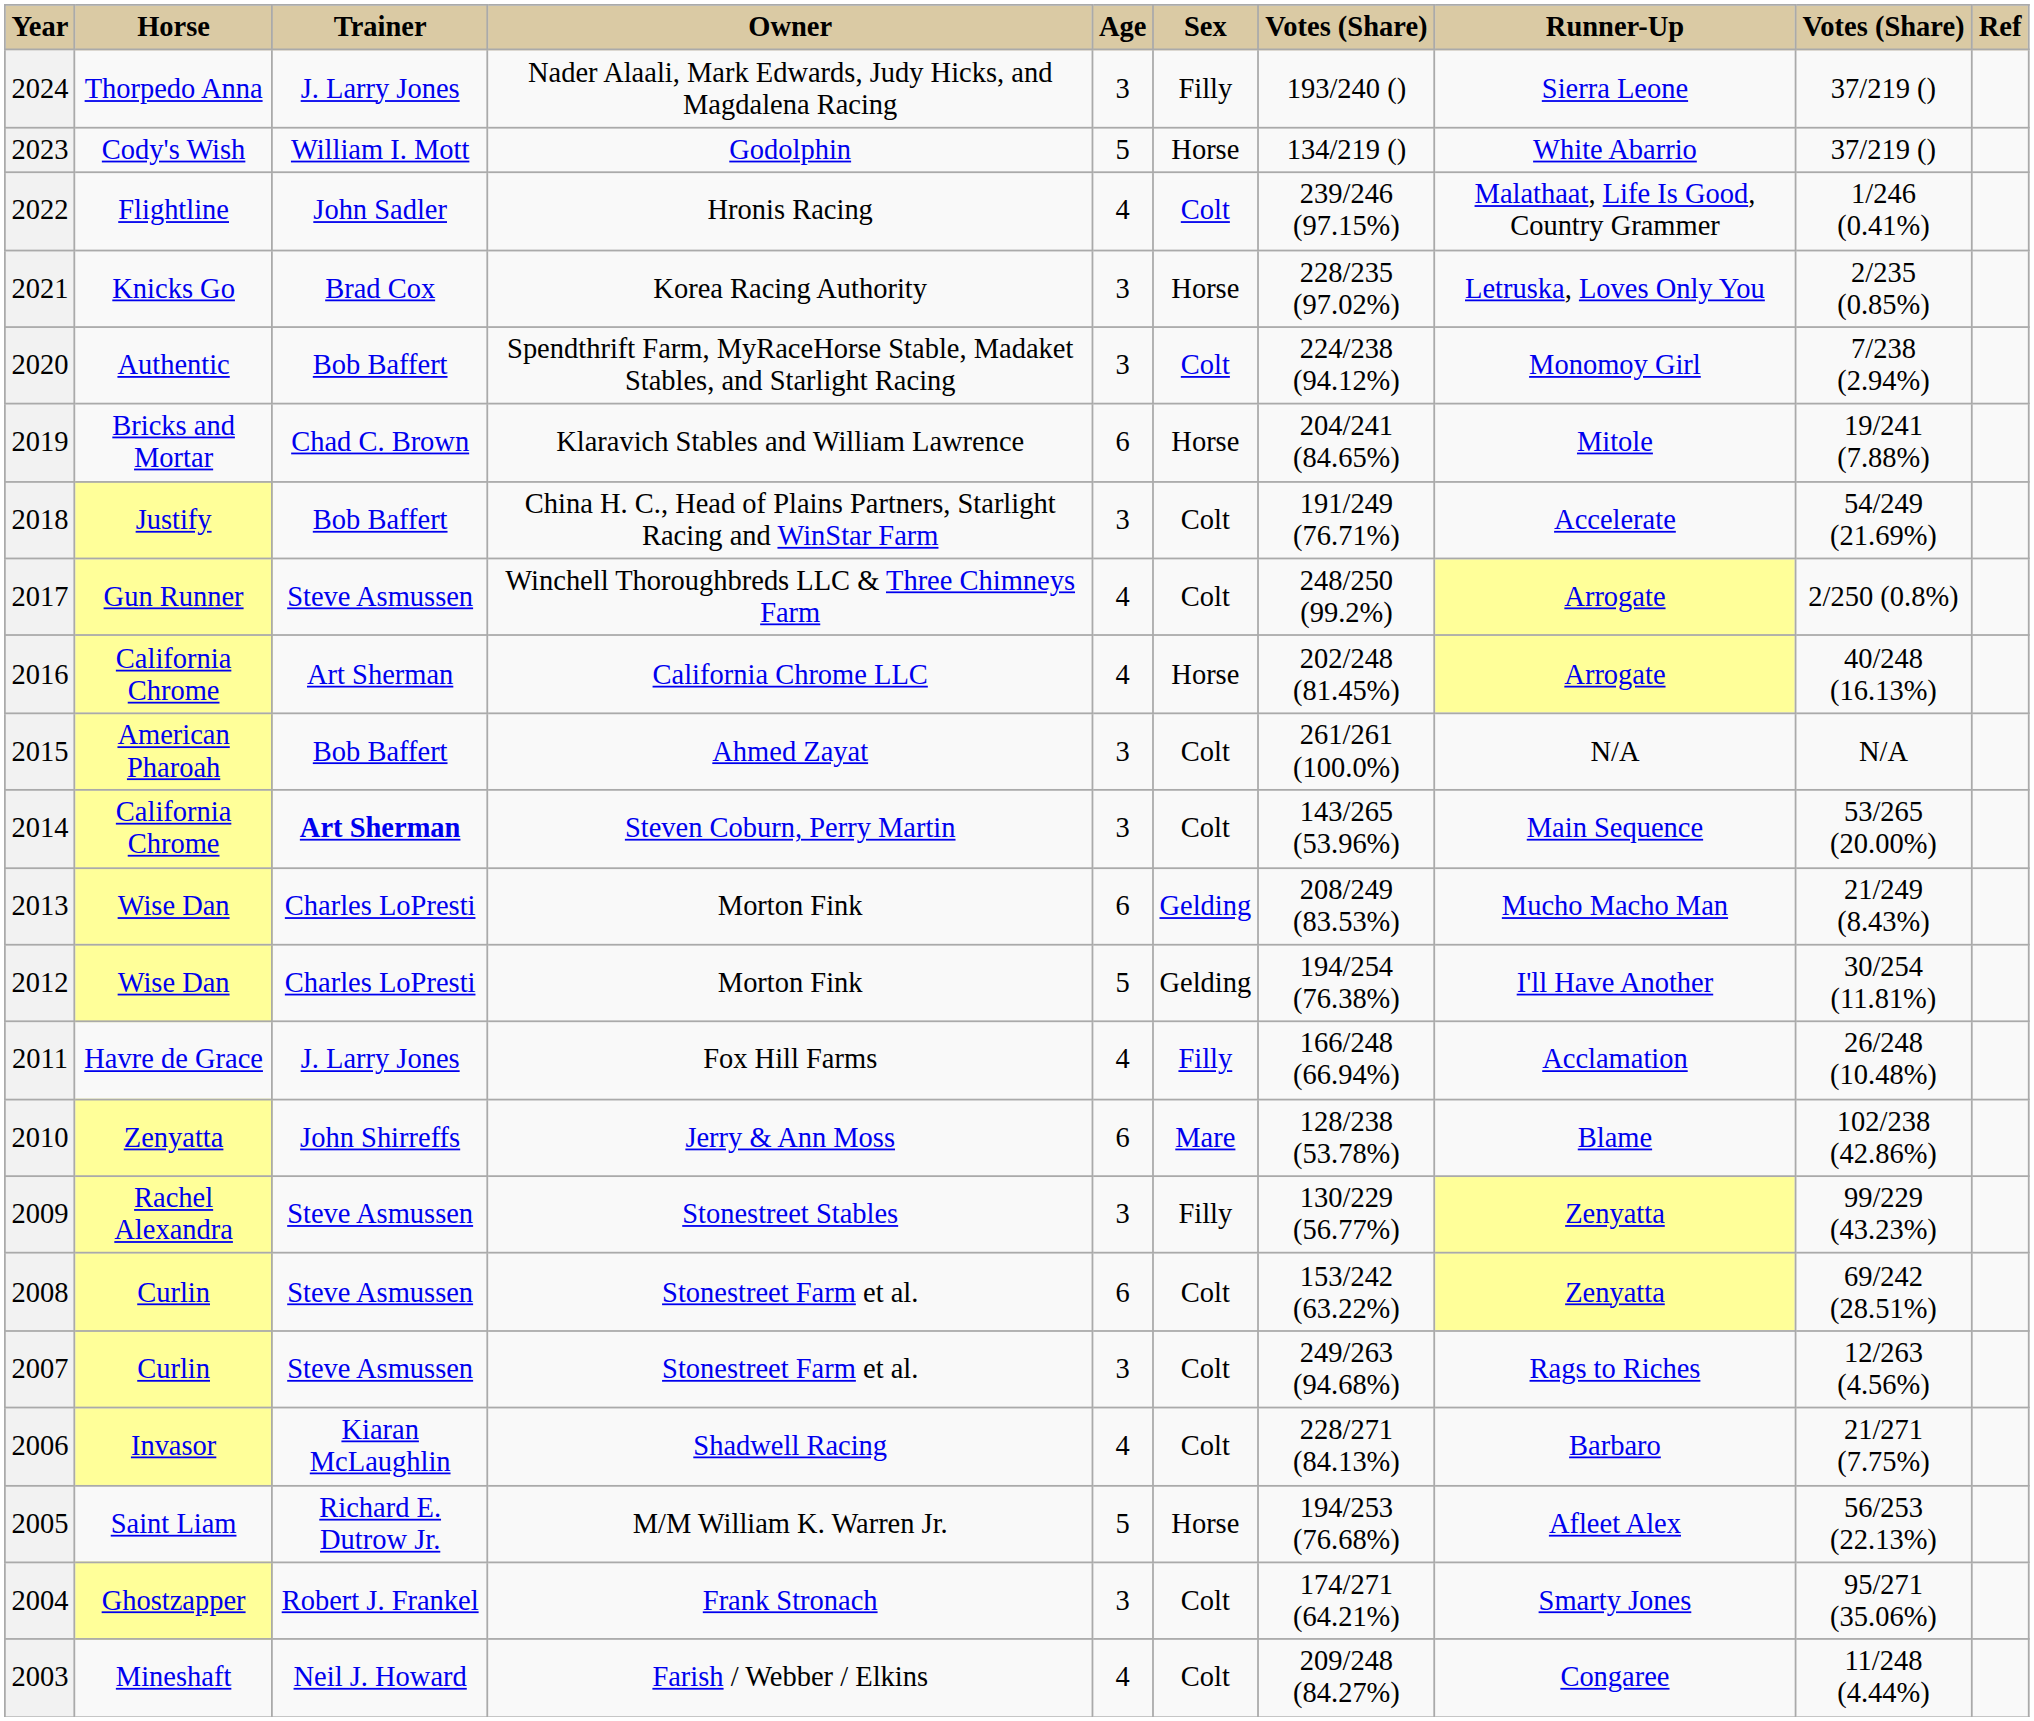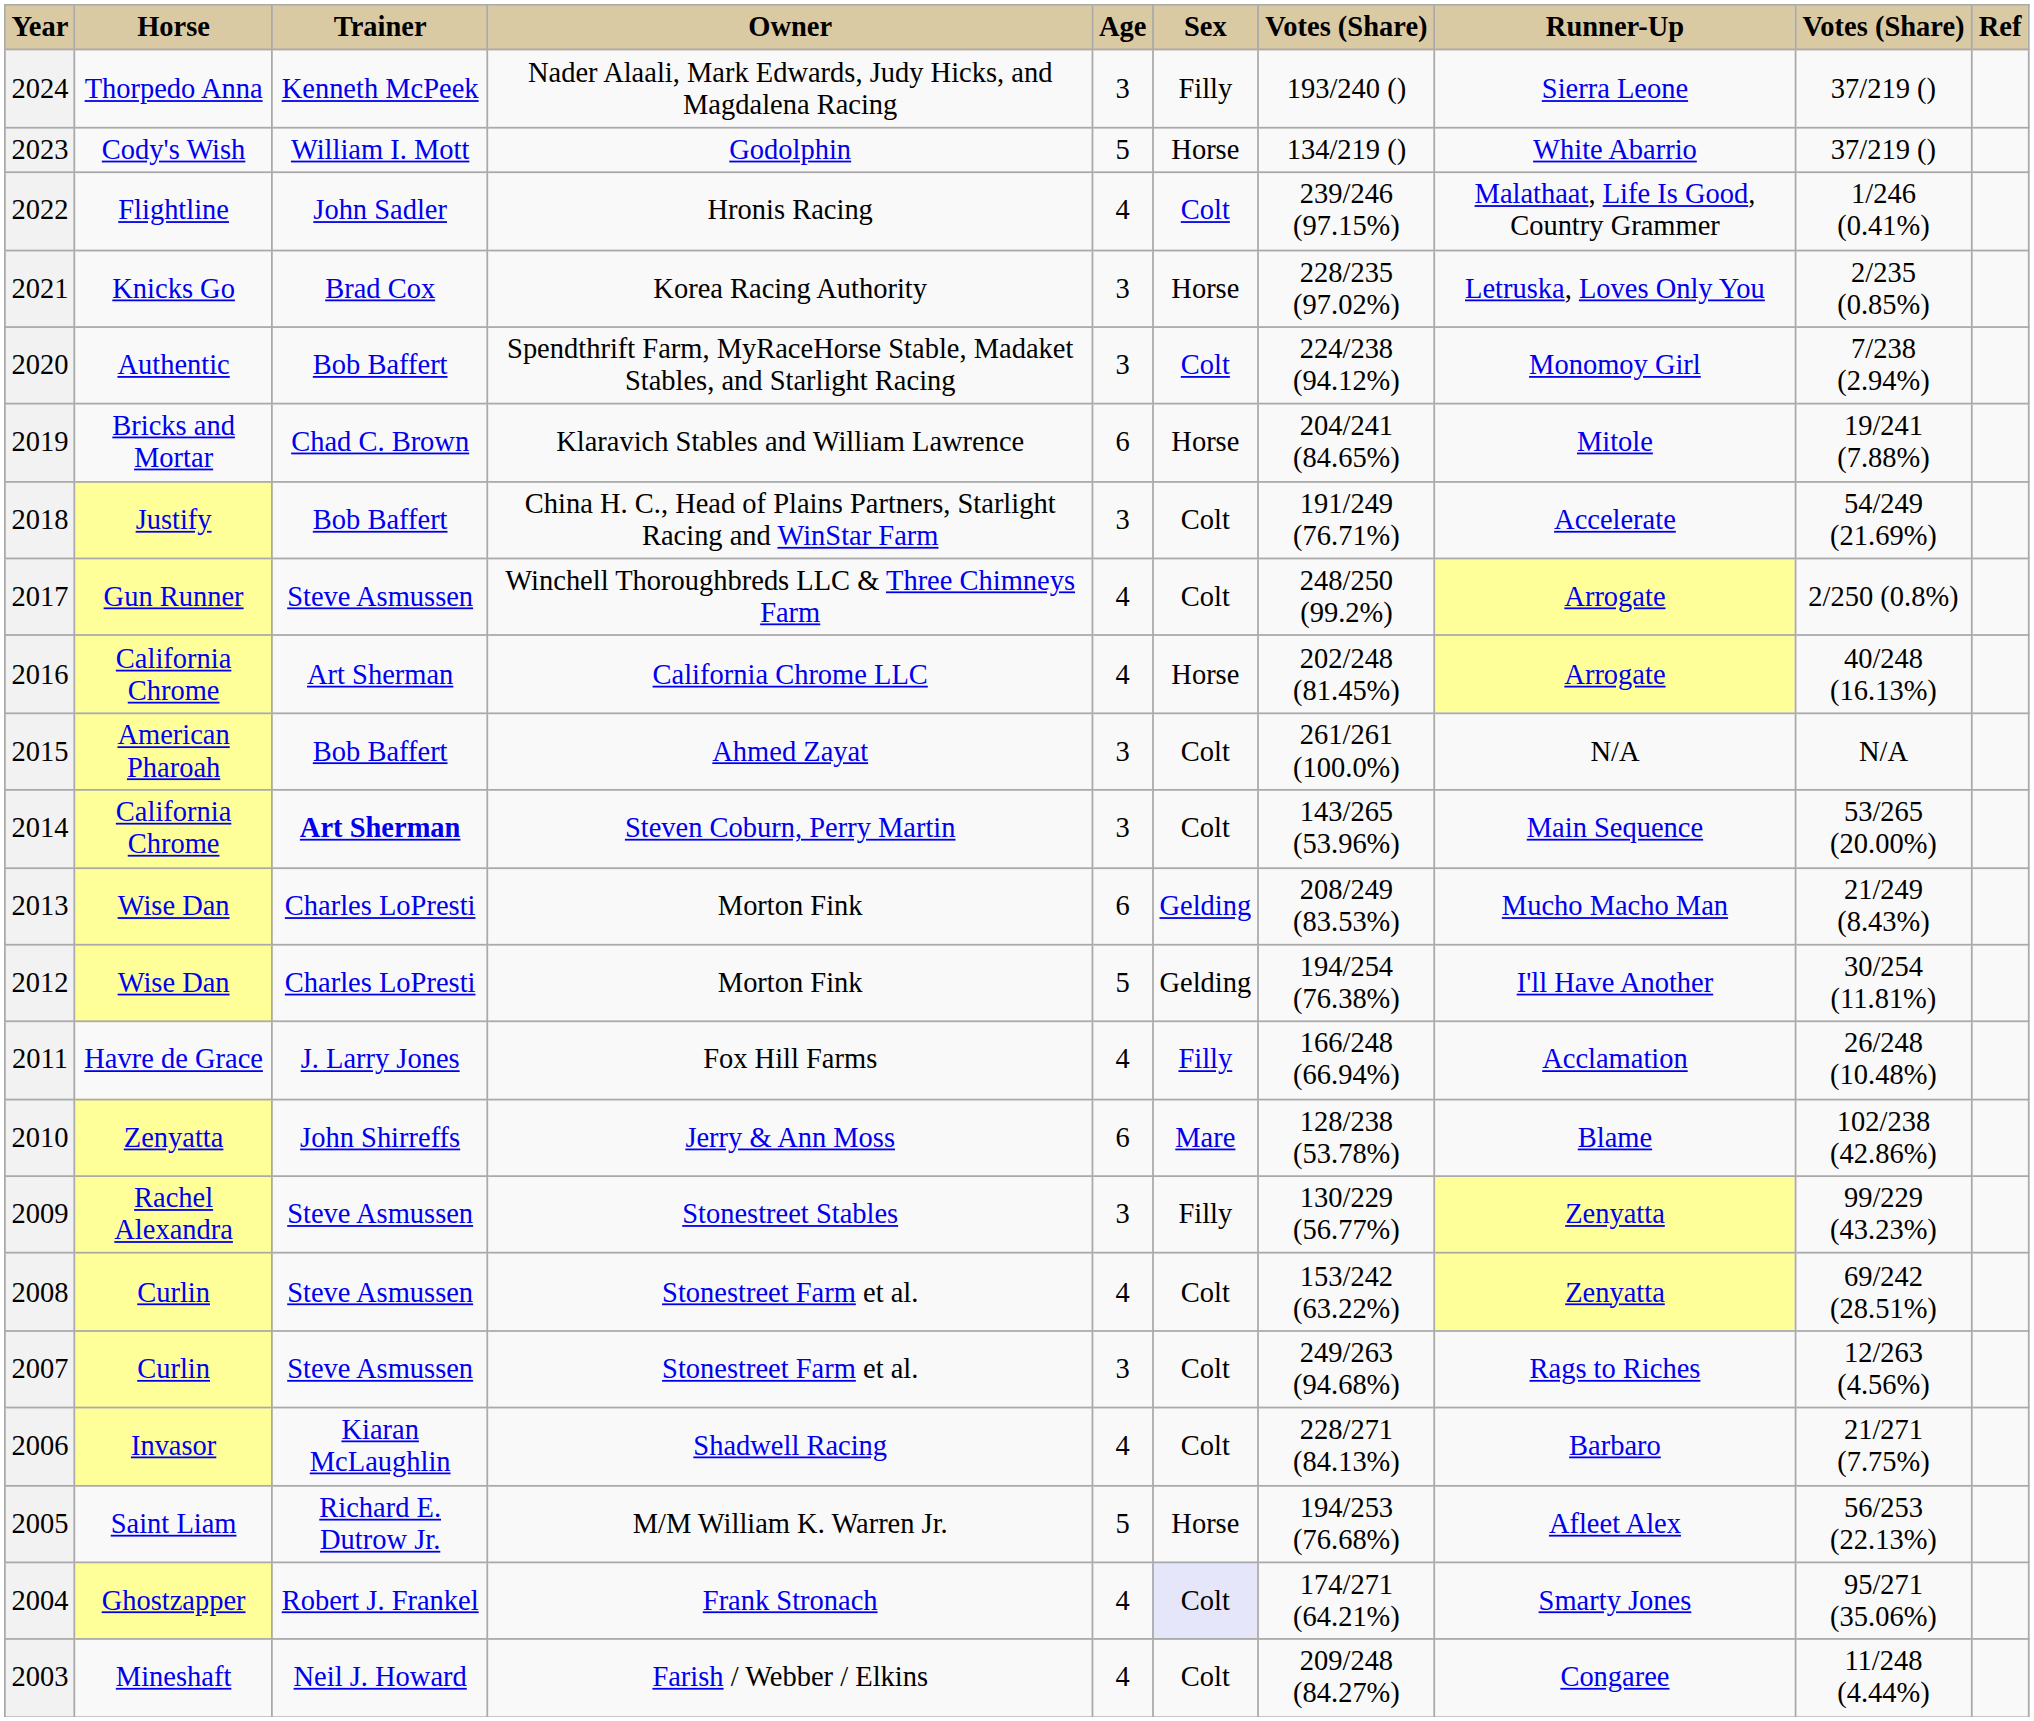(380, 88) J. Larry Jones -> (380, 88) Kenneth McPeek
(1123, 1291) 6 -> (1123, 1291) 4
(1123, 1600) 3 -> (1123, 1600) 4
(1205, 1600) no background -> (1205, 1600) lavender background
